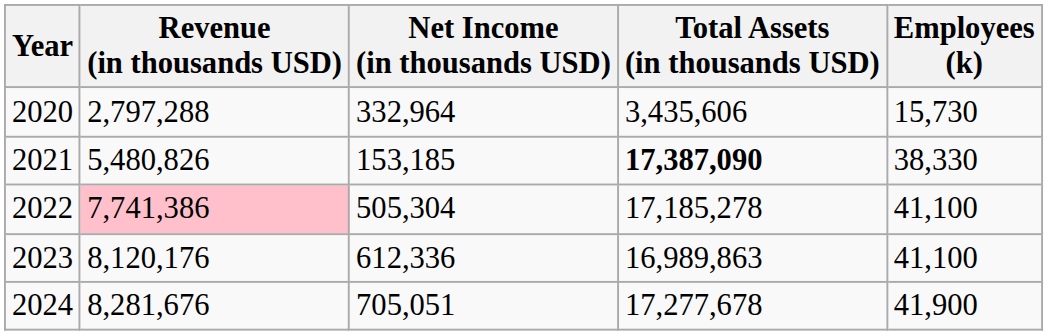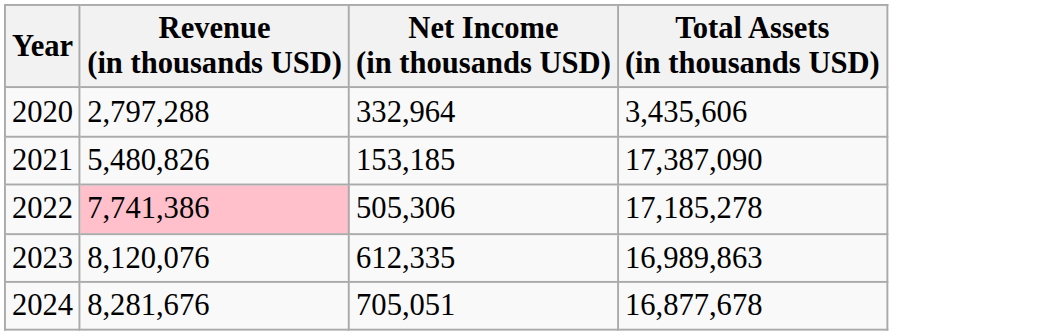- column: (964, 45)
(694, 160) bold -> (694, 160) normal
(406, 208) 505,304 -> (406, 208) 505,306
(148, 256) 8,120,176 -> (148, 256) 8,120,076
(406, 256) 612,336 -> (406, 256) 612,335
(694, 305) 17,277,678 -> (694, 305) 16,877,678
